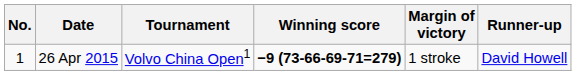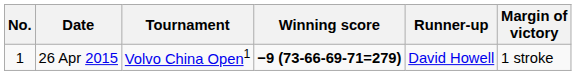columns swapped: (441, 25) <-> (524, 25)
